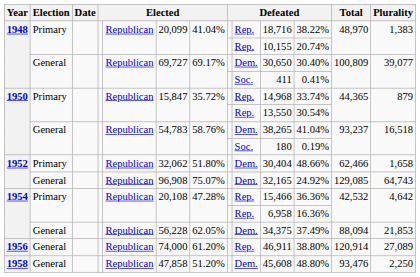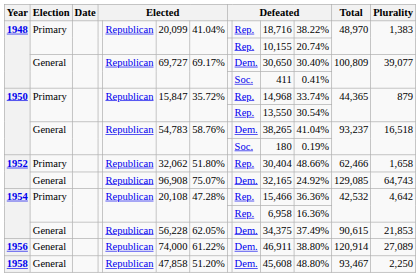(246, 163) Dem. -> (244, 163) Rep.
(354, 230) 88,094 -> (354, 230) 90,615
(209, 247) 61.20% -> (209, 247) 61.22%
(244, 247) Rep. -> (246, 247) Dem.
(354, 264) 93,476 -> (354, 264) 93,467
